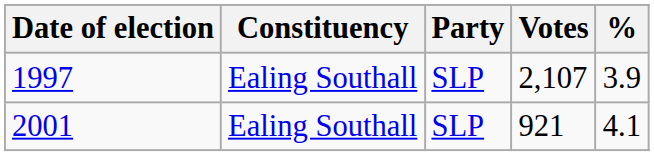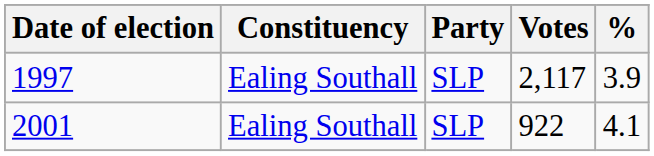(553, 77) 2,107 -> (552, 77) 2,117
(541, 125) 921 -> (541, 125) 922
